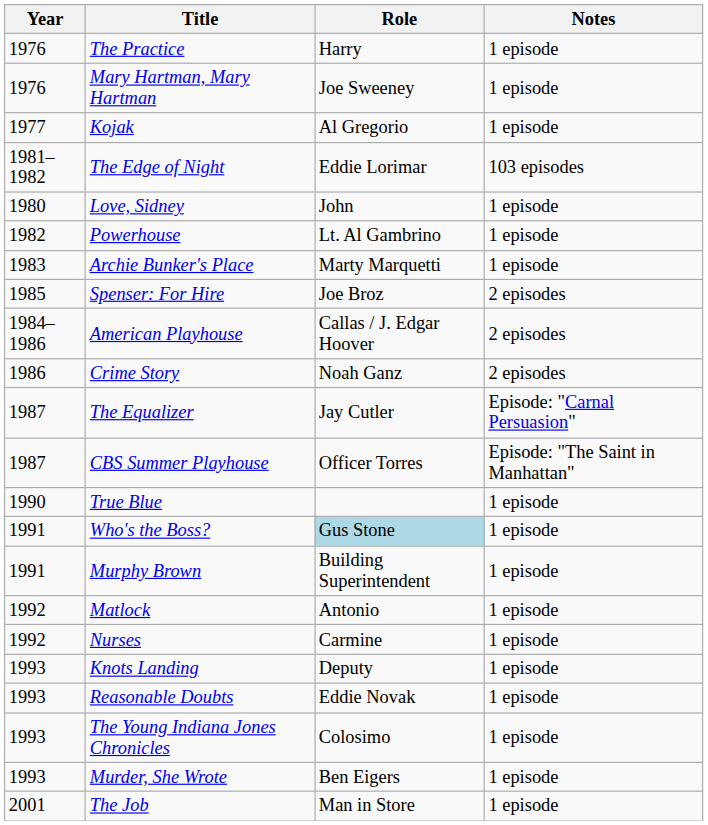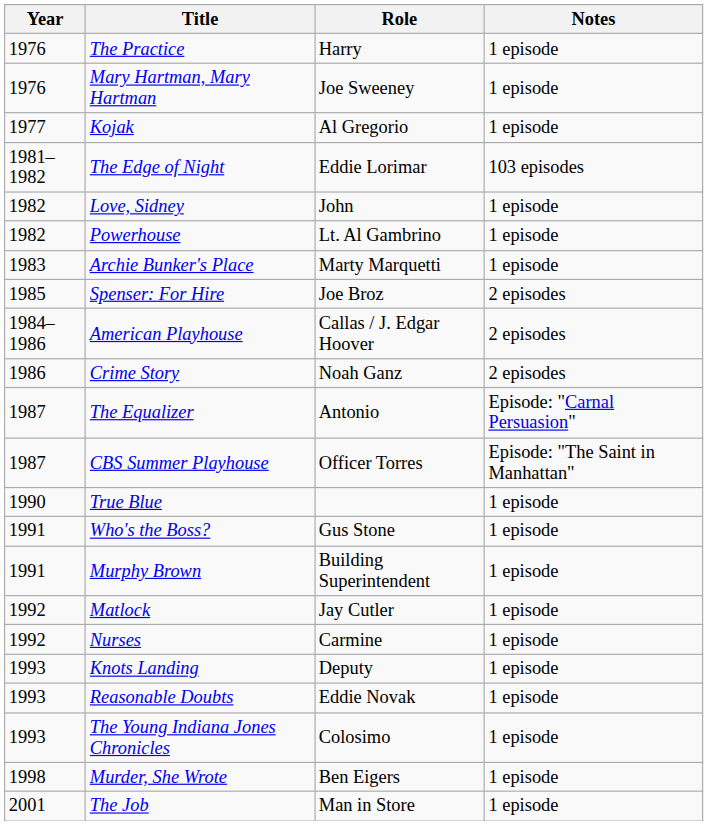(27, 206) 1980 -> (27, 206) 1982
(356, 412) Jay Cutler -> (349, 412) Antonio
(357, 531) lightblue background -> (357, 531) no background
(349, 610) Antonio -> (356, 610) Jay Cutler
(27, 776) 1993 -> (27, 776) 1998
